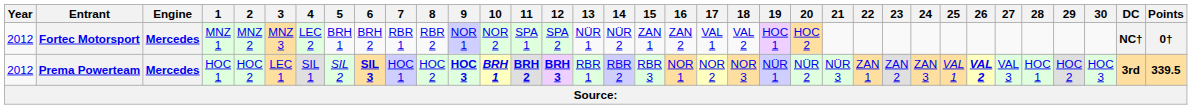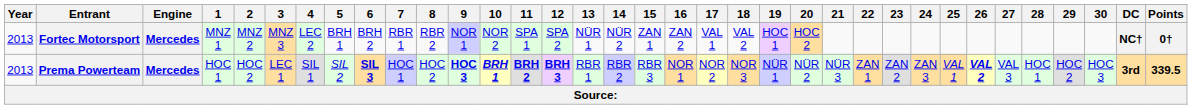(20, 38) 2012 -> (20, 38) 2013
(20, 69) 2012 -> (20, 69) 2013
